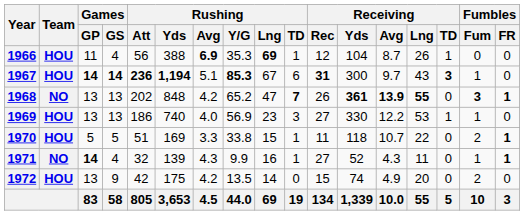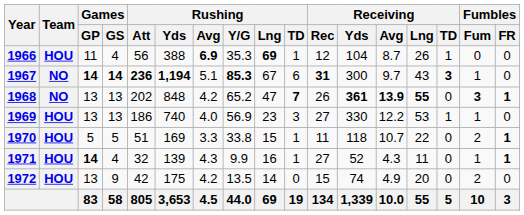(59, 76) HOU -> (59, 76) NO
(59, 158) NO -> (59, 158) HOU
